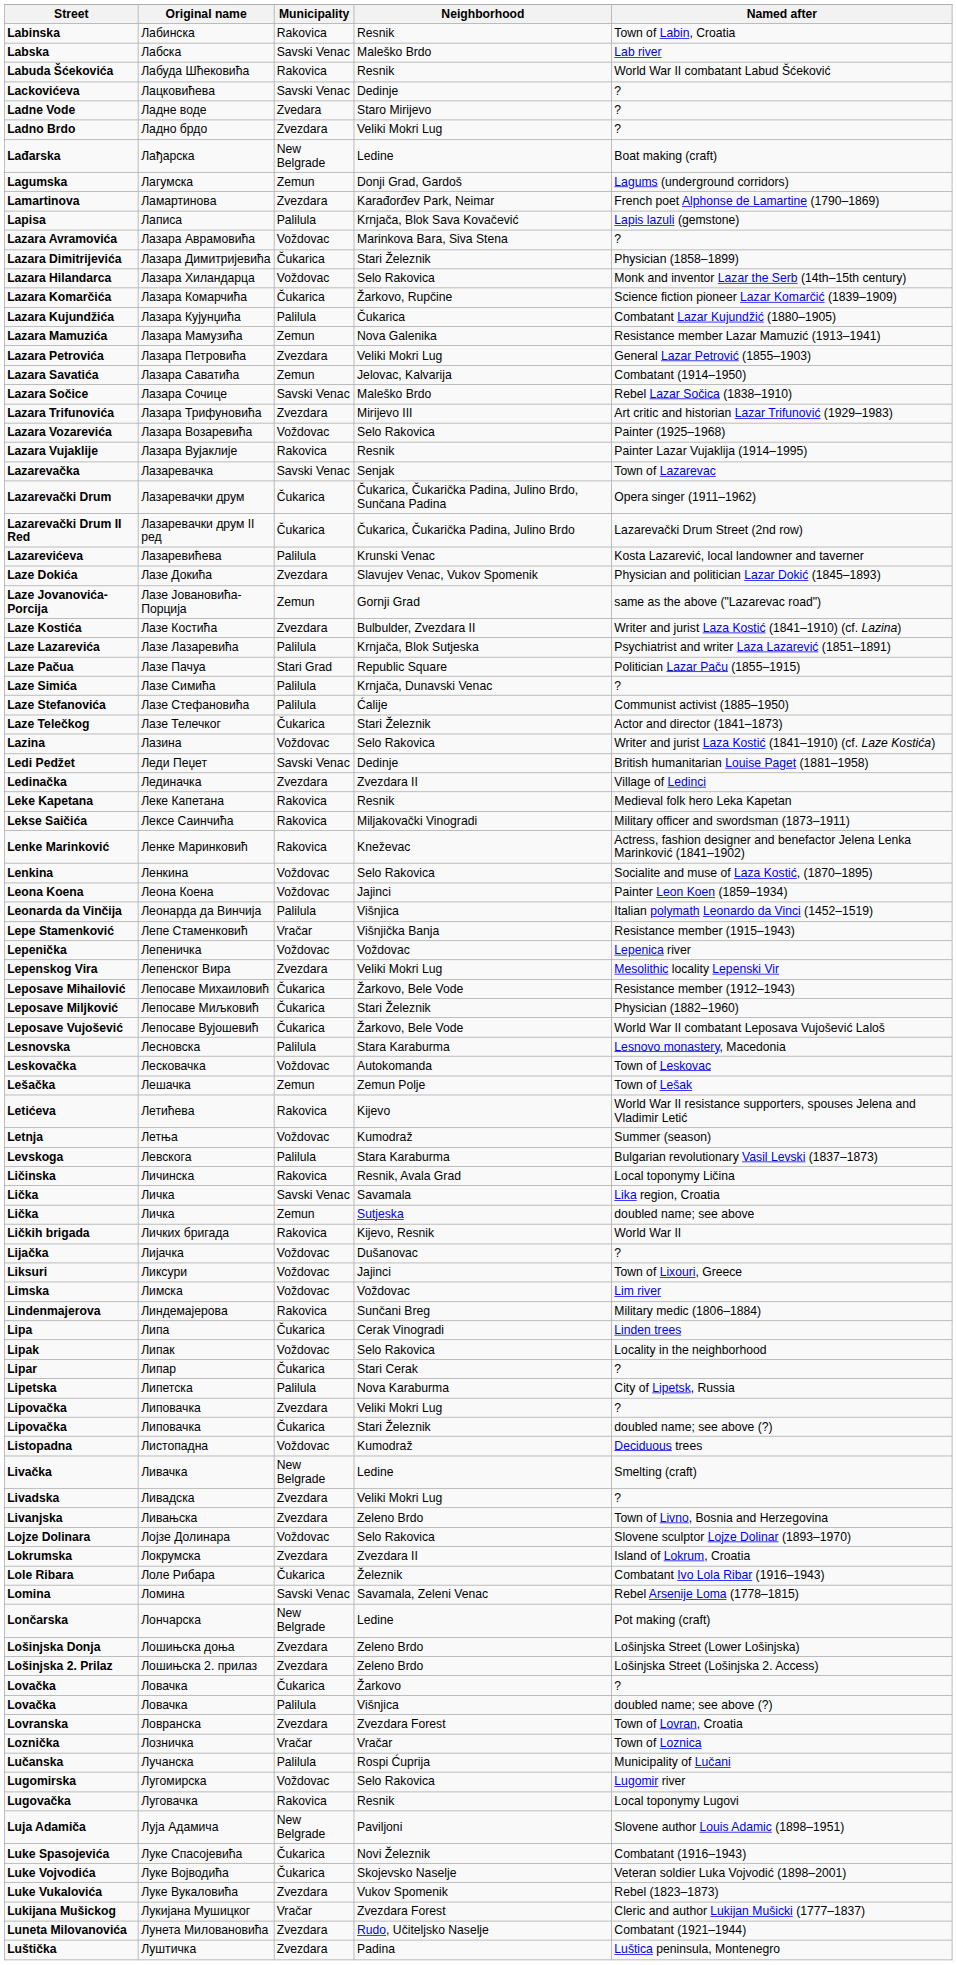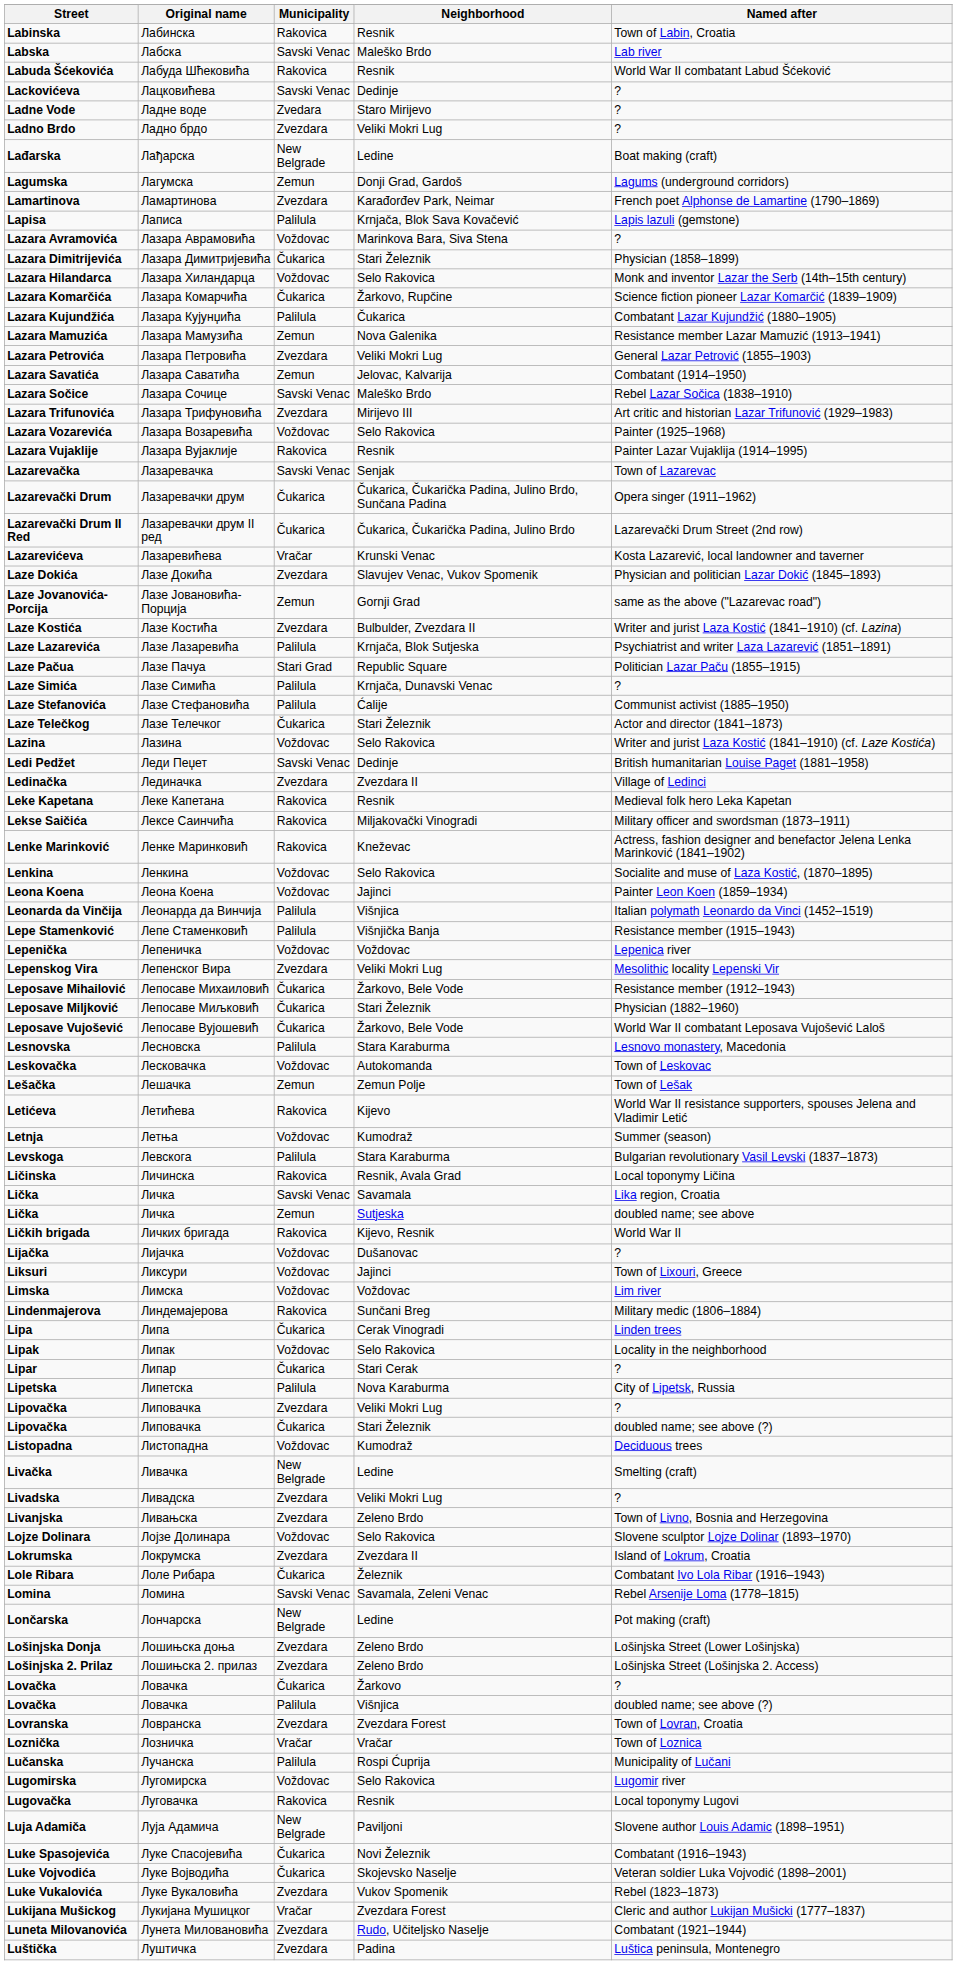(296, 556) Palilula -> (294, 556) Vračar
(294, 931) Vračar -> (296, 931) Palilula
